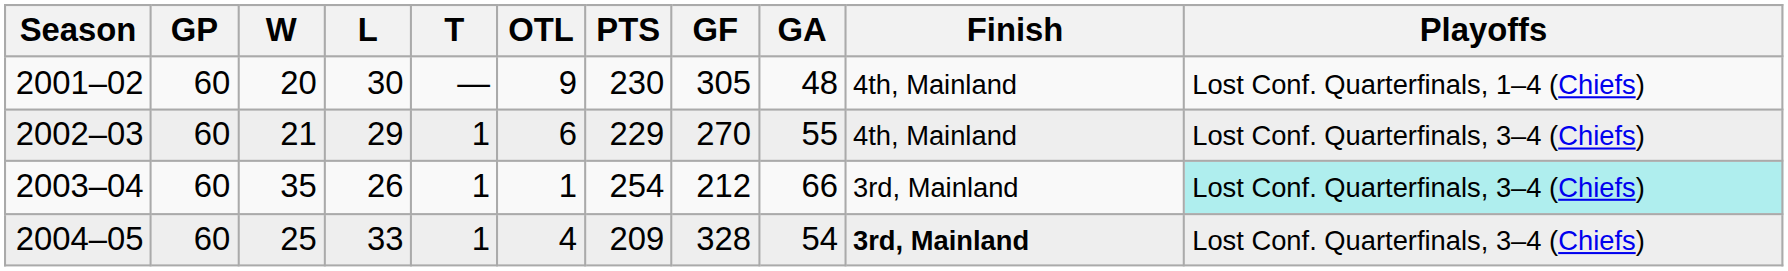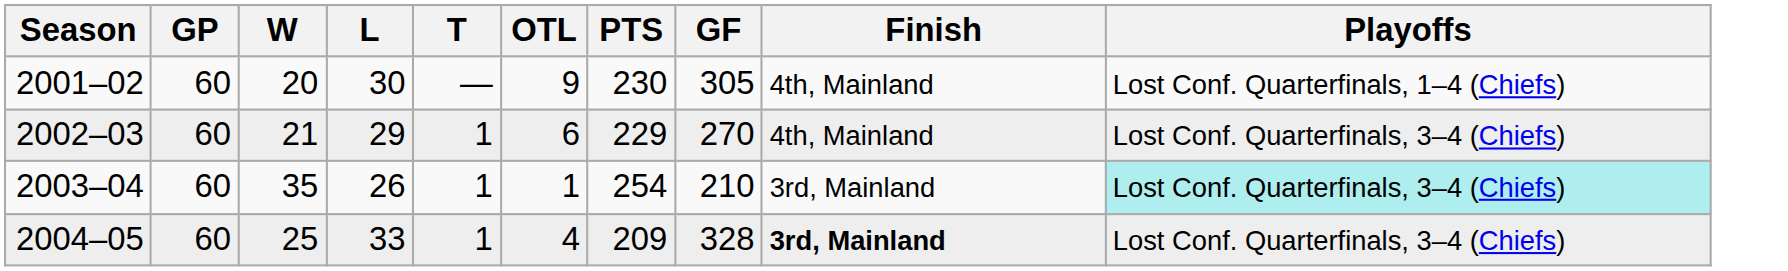- column: (802, 30)
(724, 186) 212 -> (727, 186) 210
